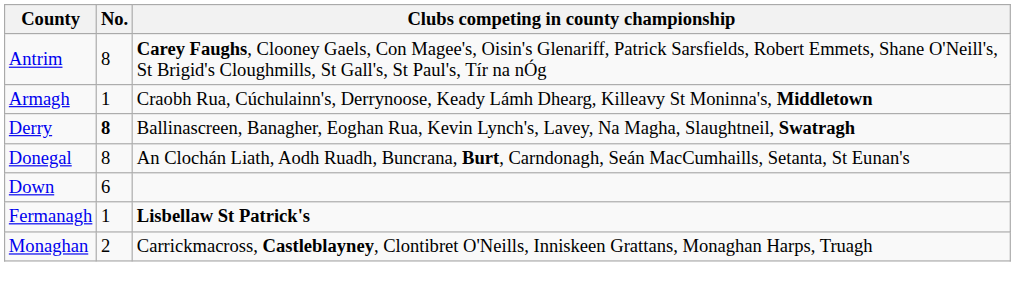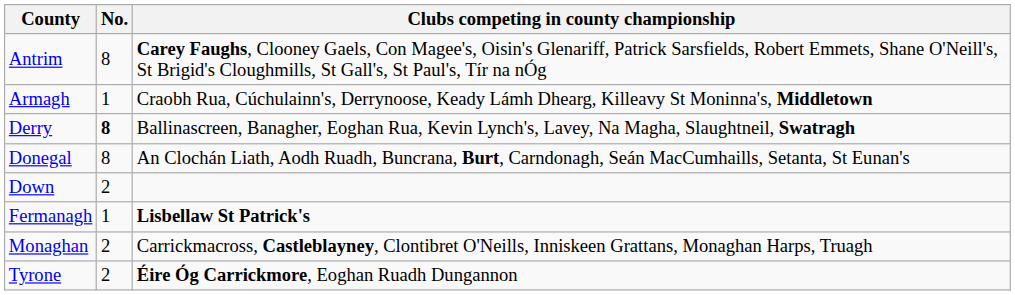(106, 187) 6 -> (106, 187) 2
+ row: (35, 275)
